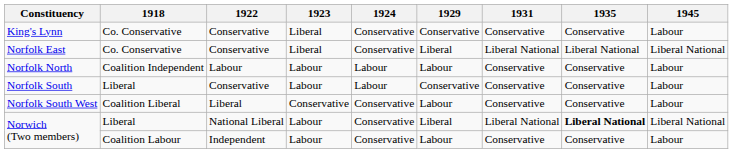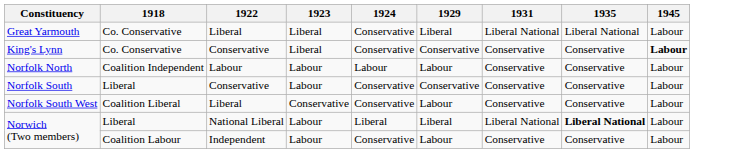+ row: (43, 31)
(667, 31) normal -> (669, 49) bold
- row: (36, 49)
(371, 85) Labour -> (384, 85) Conservative
(384, 121) Conservative -> (371, 121) Liberal
(688, 121) Liberal National -> (667, 121) Labour
